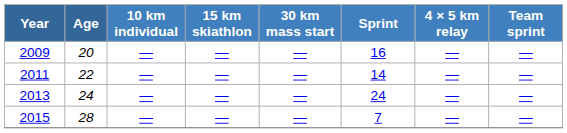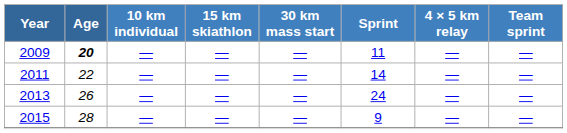(86, 52) normal -> (86, 52) bold
(378, 52) 16 -> (378, 52) 11
(86, 96) 24 -> (86, 96) 26
(378, 117) 7 -> (378, 117) 9
